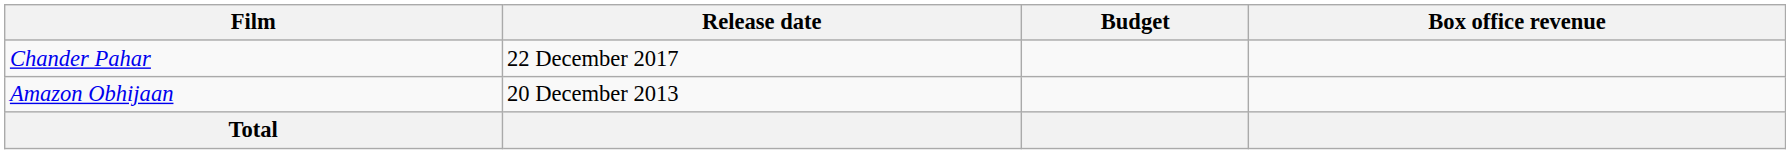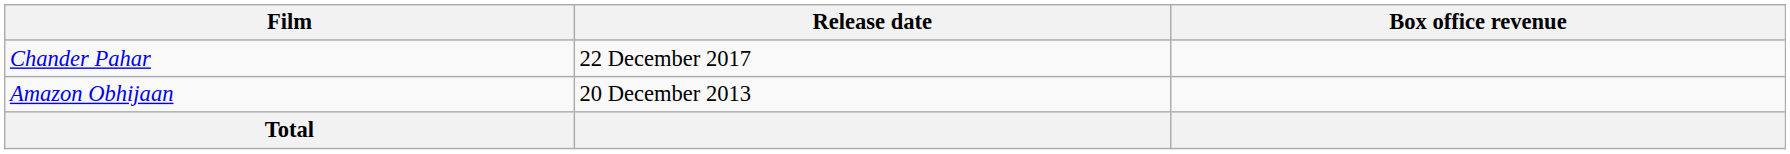- column: (1135, 22)
